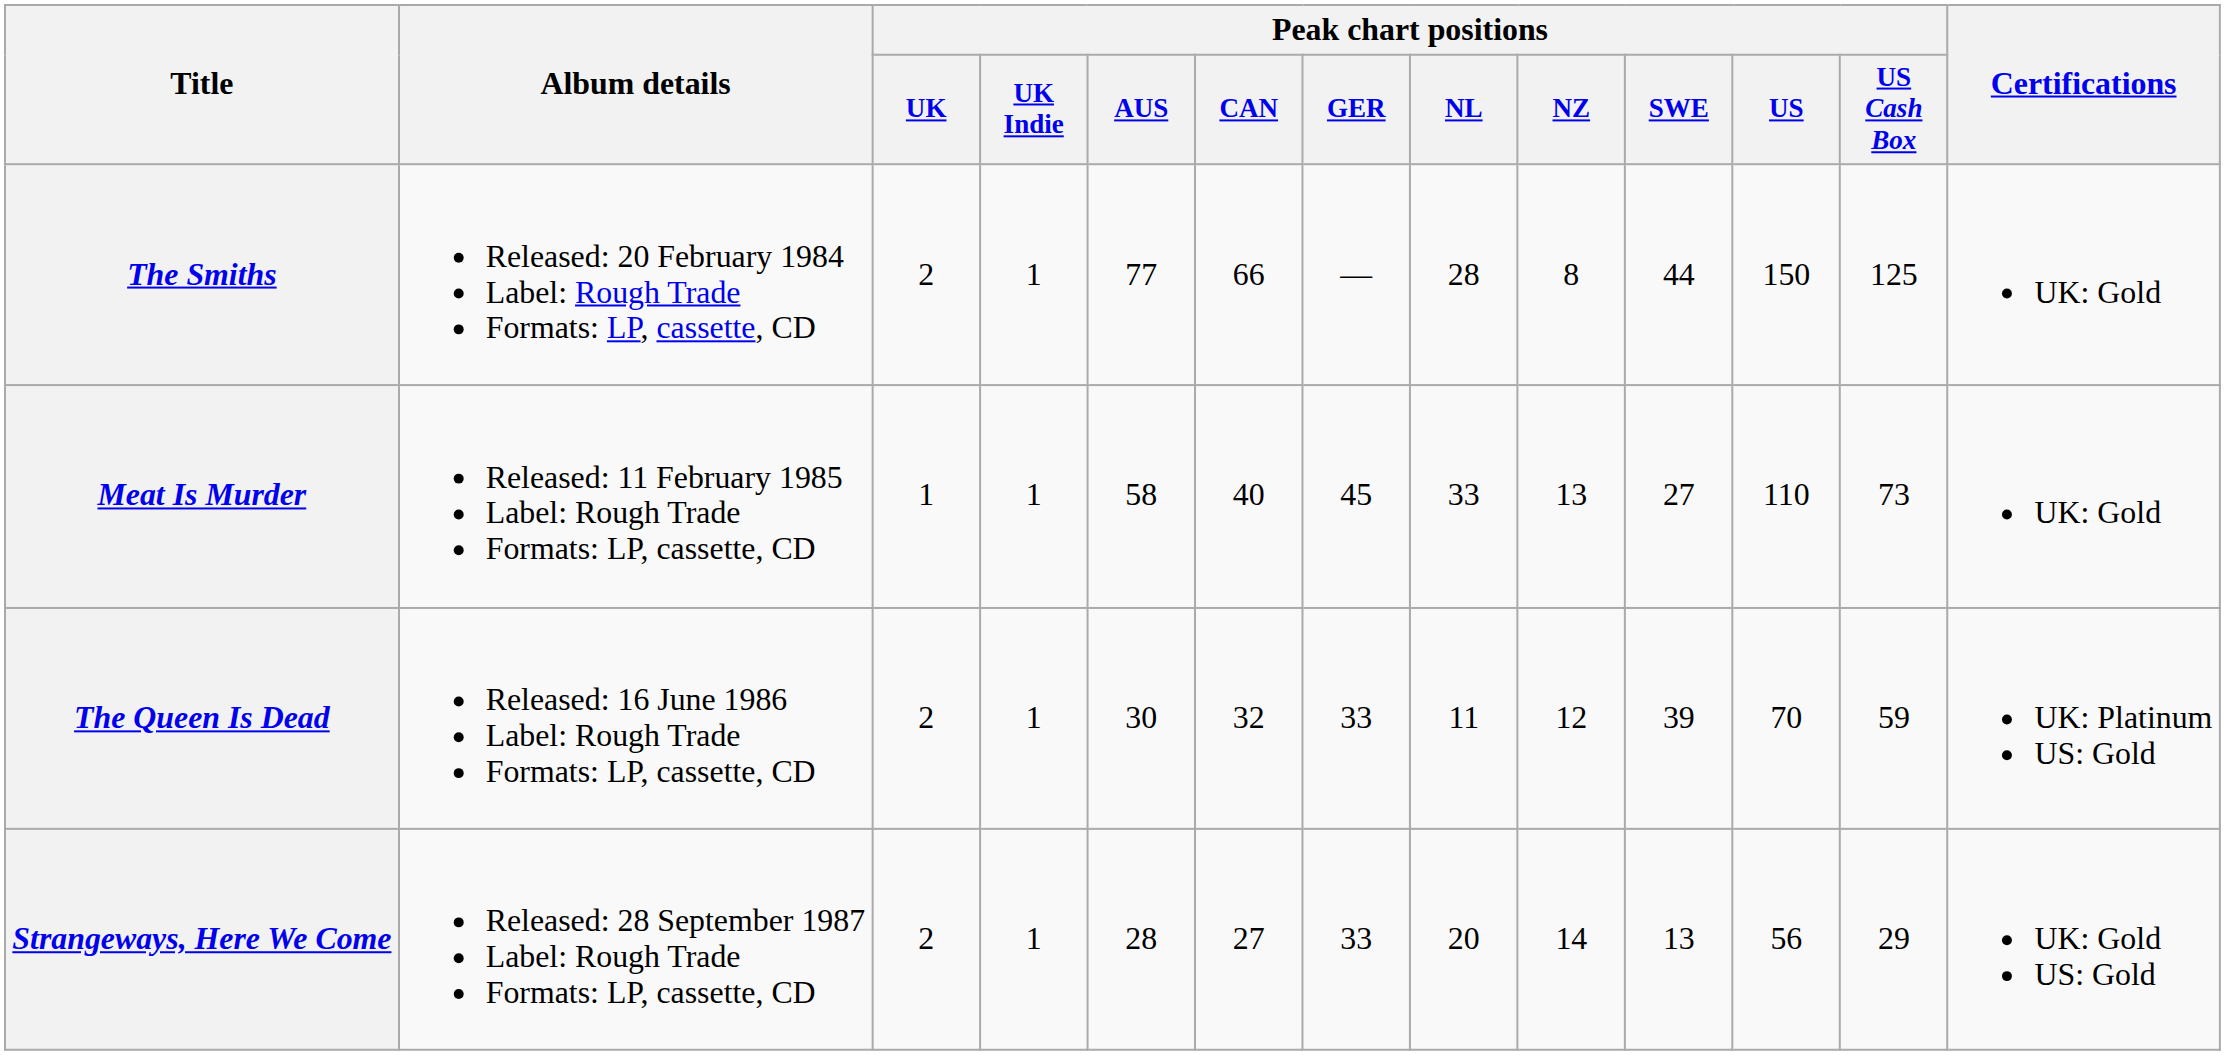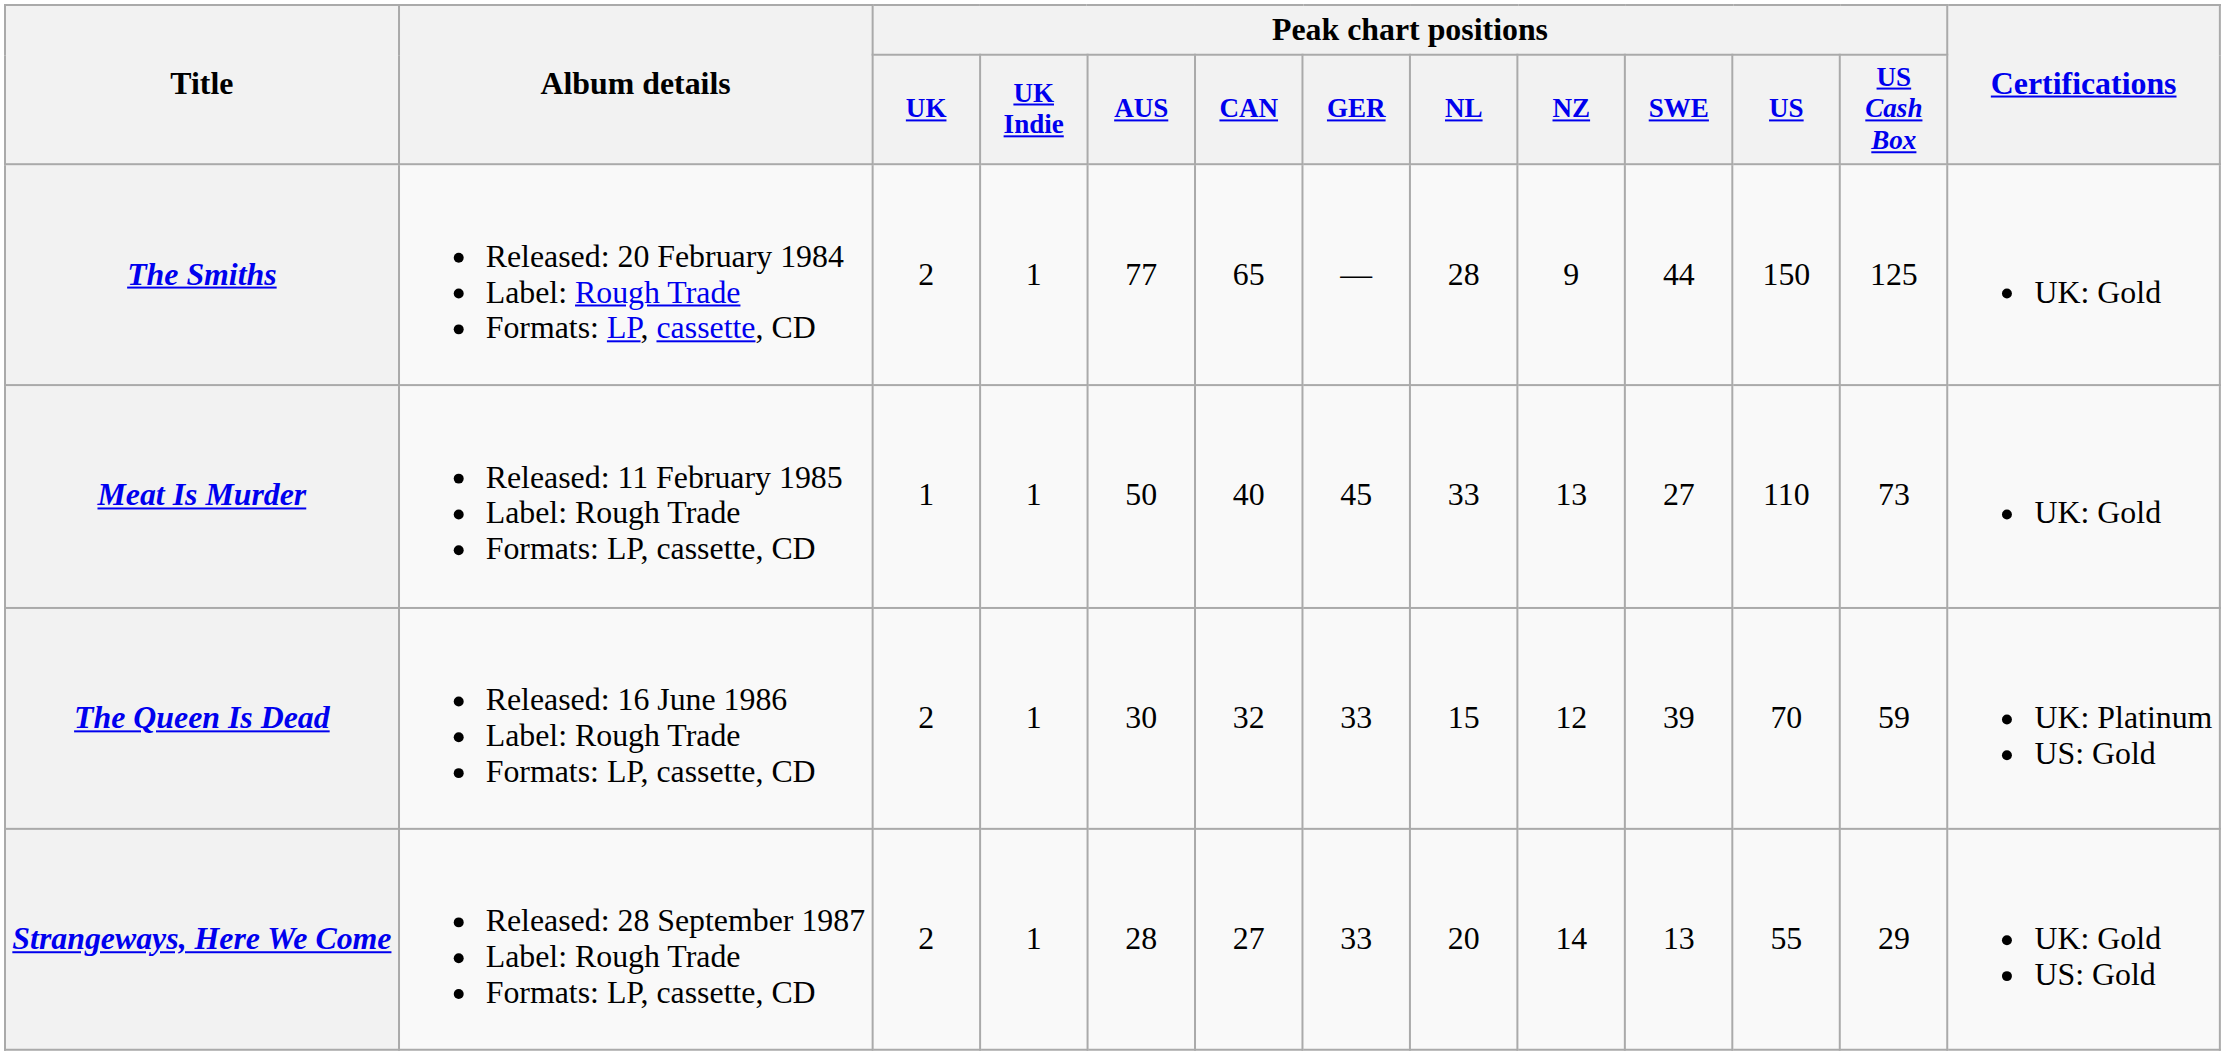(1249, 274) 66 -> (1249, 274) 65
(1571, 274) 8 -> (1571, 274) 9
(1141, 495) 58 -> (1141, 495) 50
(1464, 717) 11 -> (1464, 717) 15
(1786, 939) 56 -> (1786, 939) 55
